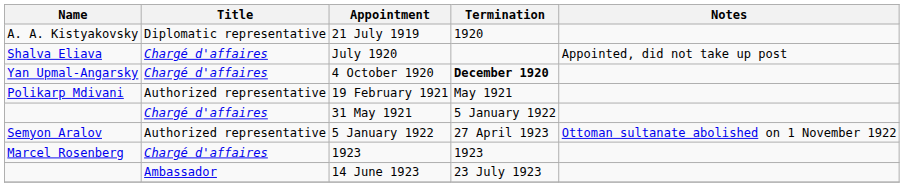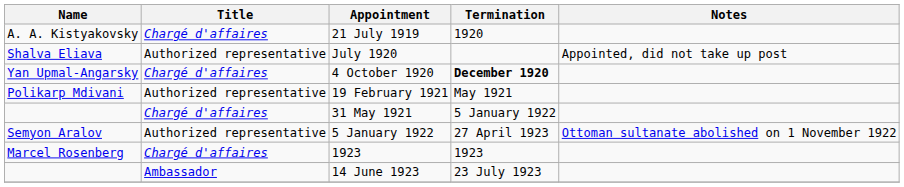(235, 34) Diplomatic representative -> (206, 34) Chargé d'affaires
(206, 54) Chargé d'affaires -> (235, 54) Authorized representative
